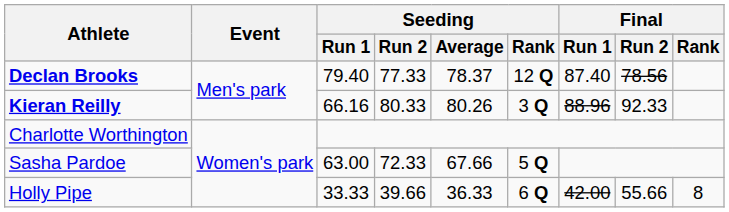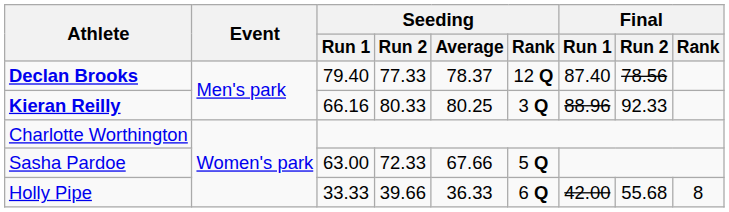(470, 105) 80.26 -> (470, 105) 80.25
(644, 193) 55.66 -> (644, 193) 55.68
